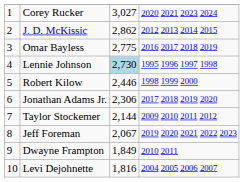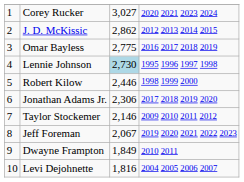(124, 116) 2,144 -> (124, 116) 2,146
